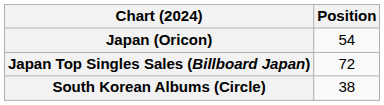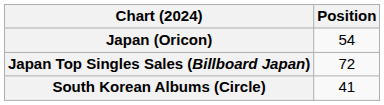(347, 87) 38 -> (347, 87) 41
